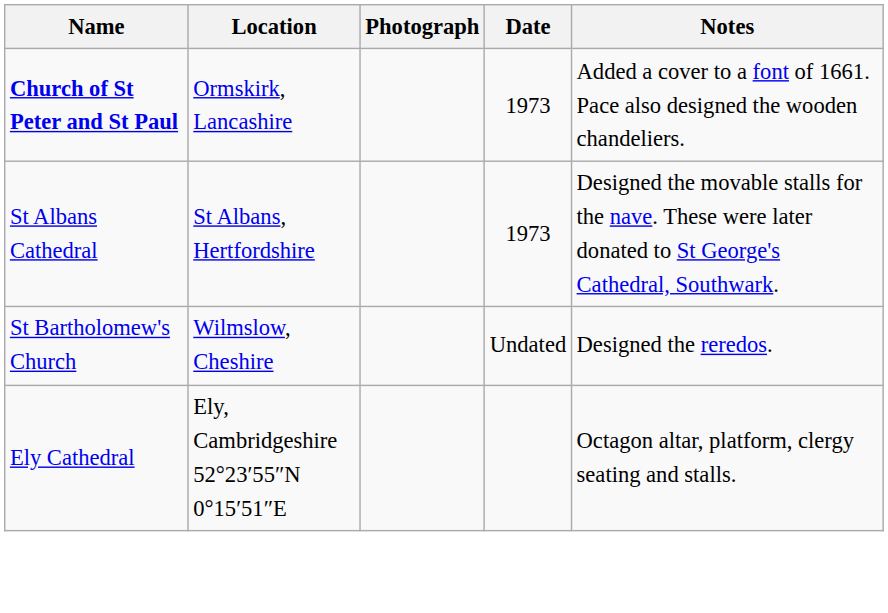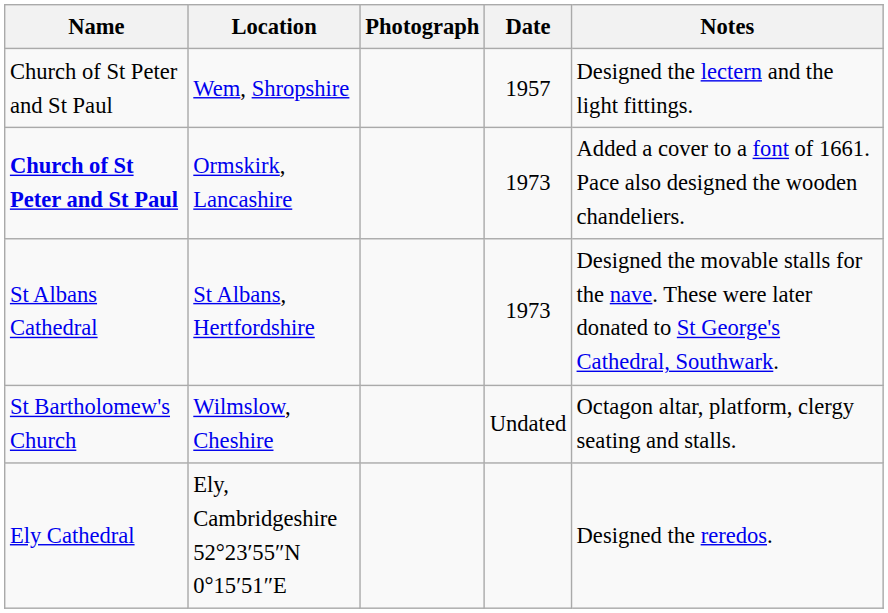+ row: (271, 87)
(675, 345) Designed the reredos. -> (715, 423) Octagon altar, platform, clergy seating and stalls.
(715, 457) Octagon altar, platform, clergy seating and stalls. -> (675, 535) Designed the reredos.
